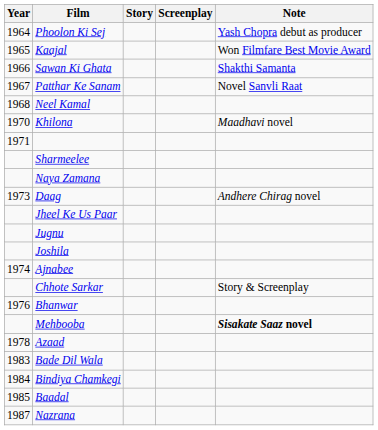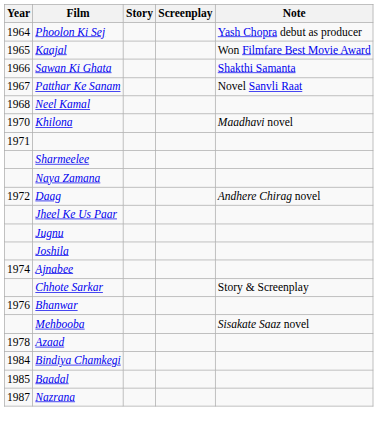(19, 196) 1973 -> (19, 196) 1972
(265, 324) bold -> (264, 324) normal
- row: (69, 360)
